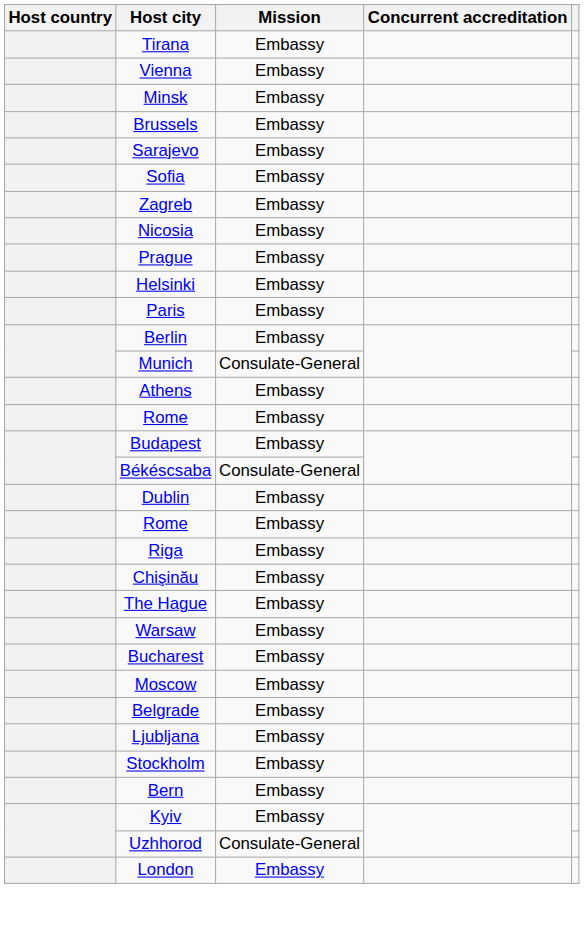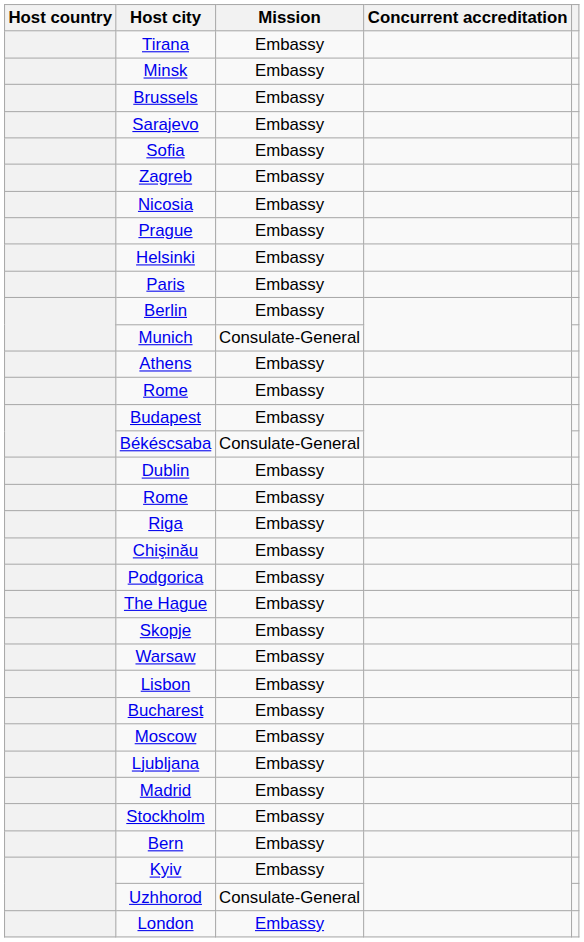- row: (166, 71)
+ row: (166, 577)
+ row: (166, 630)
+ row: (166, 683)
- row: (166, 710)
+ row: (166, 790)
